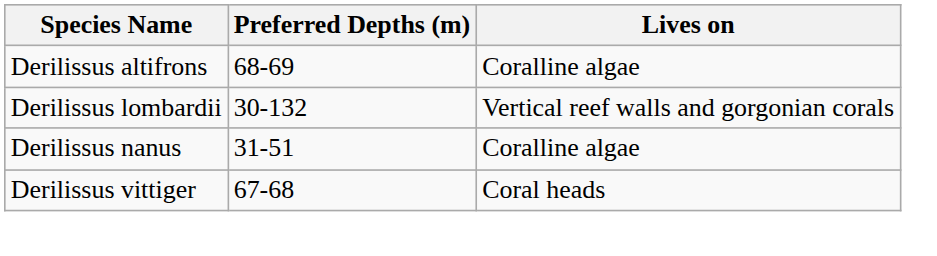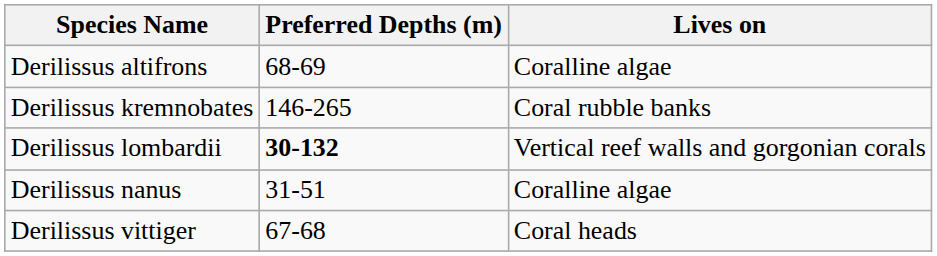+ row: (132, 107)
(270, 107) normal -> (302, 148) bold
